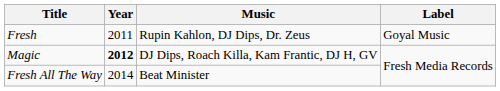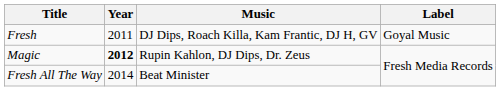(225, 34) Rupin Kahlon, DJ Dips, Dr. Zeus -> (258, 34) DJ Dips, Roach Killa, Kam Frantic, DJ H, GV
(258, 55) DJ Dips, Roach Killa, Kam Frantic, DJ H, GV -> (225, 55) Rupin Kahlon, DJ Dips, Dr. Zeus
